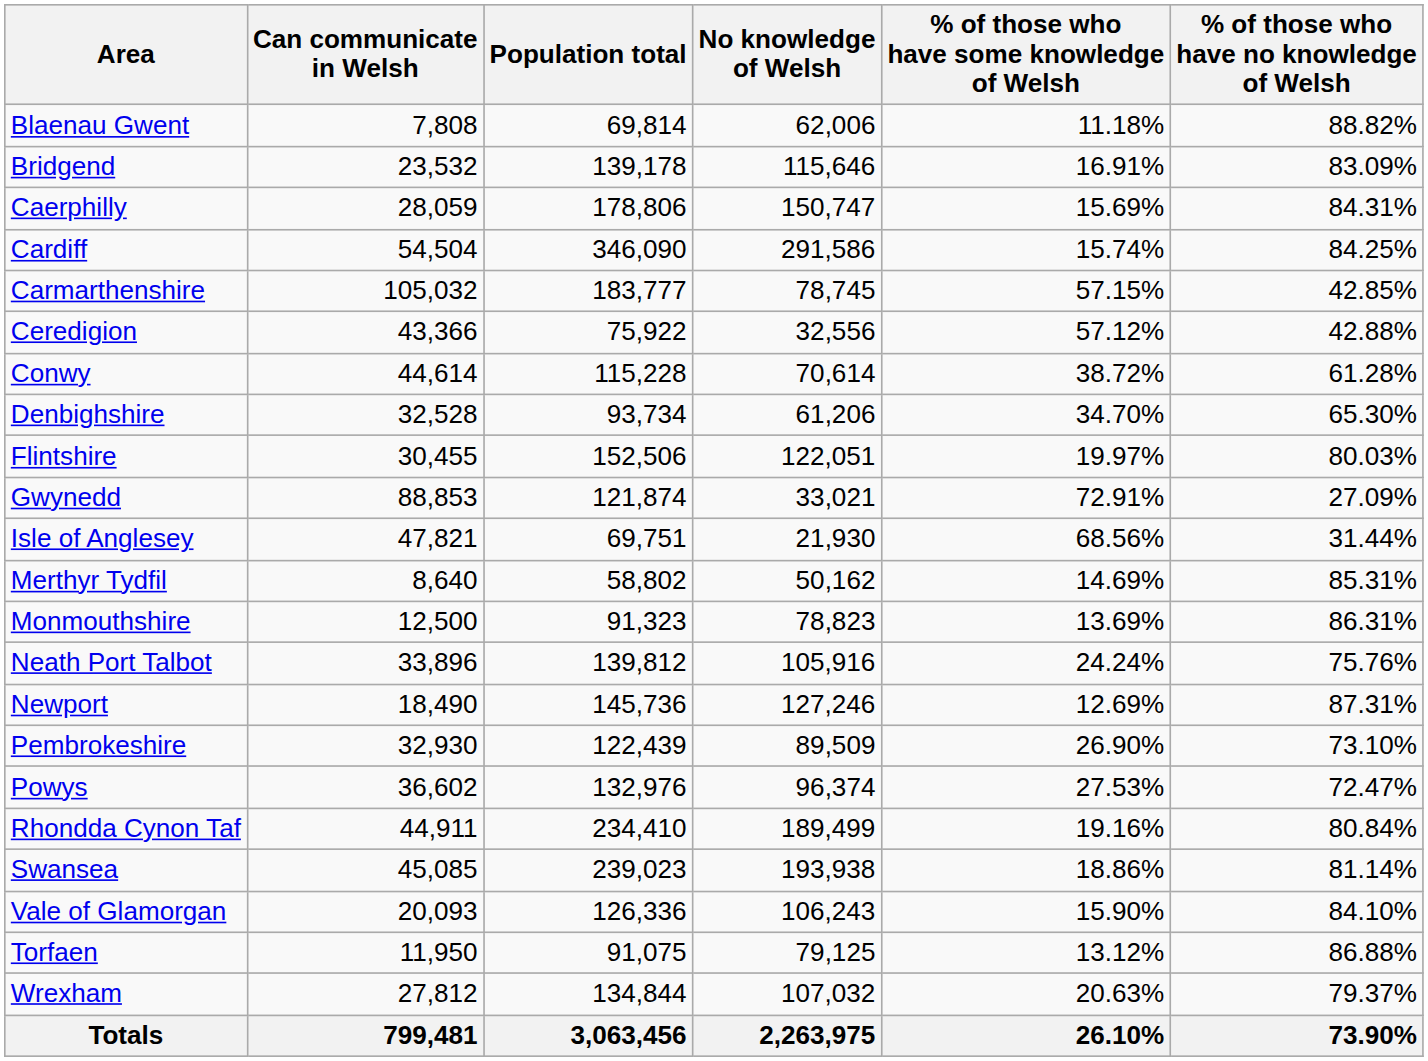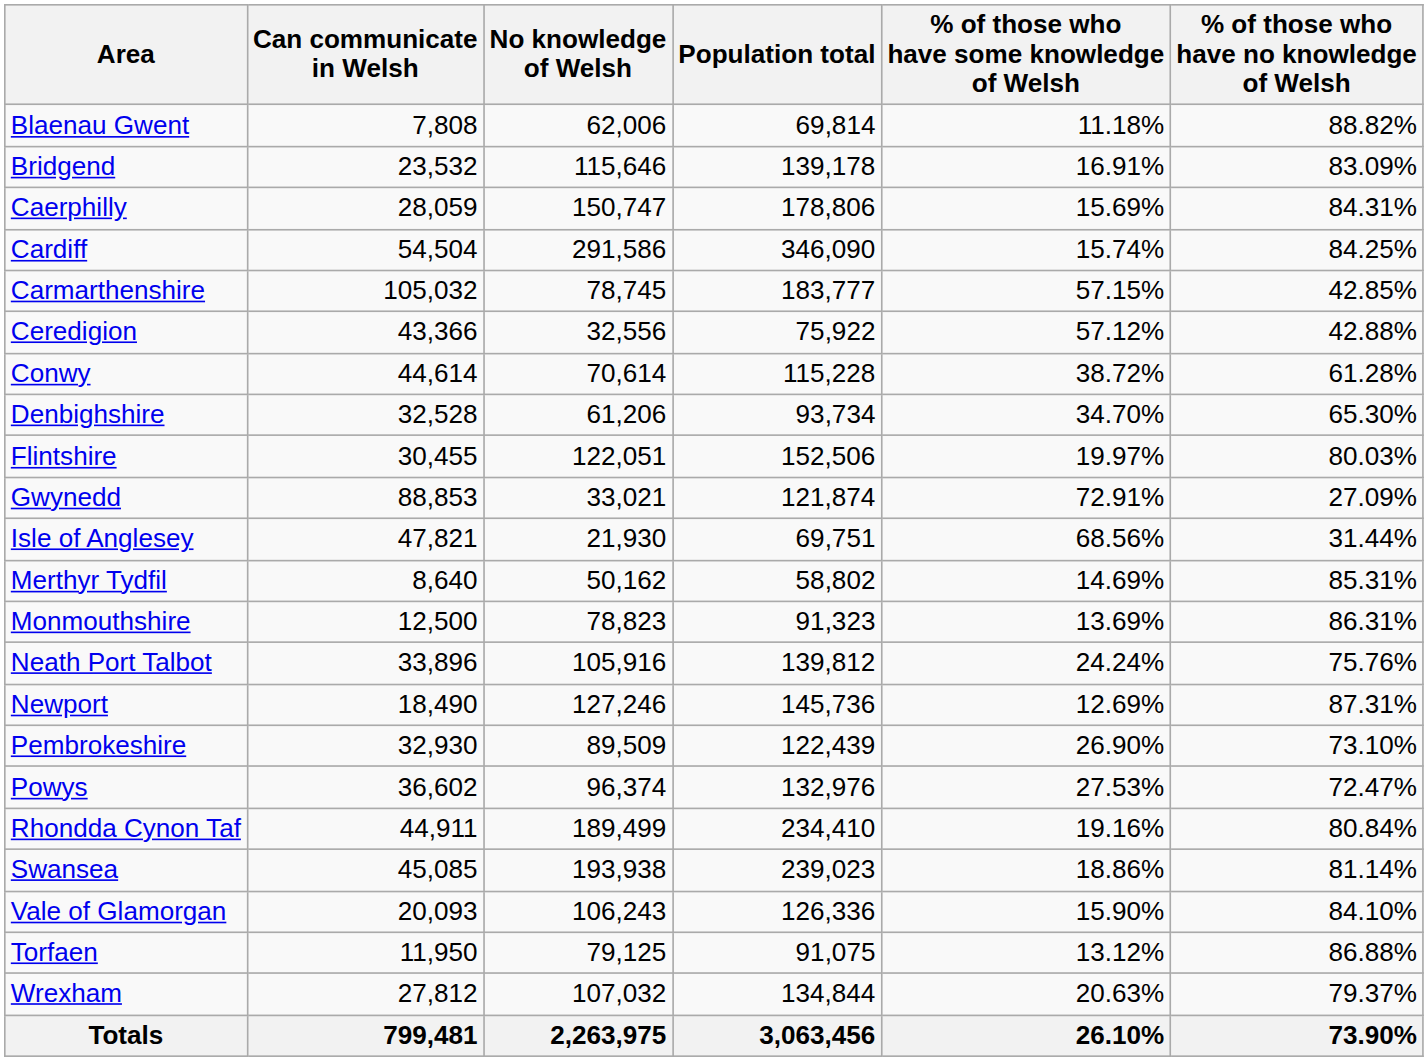columns swapped: (787, 54) <-> (588, 54)
